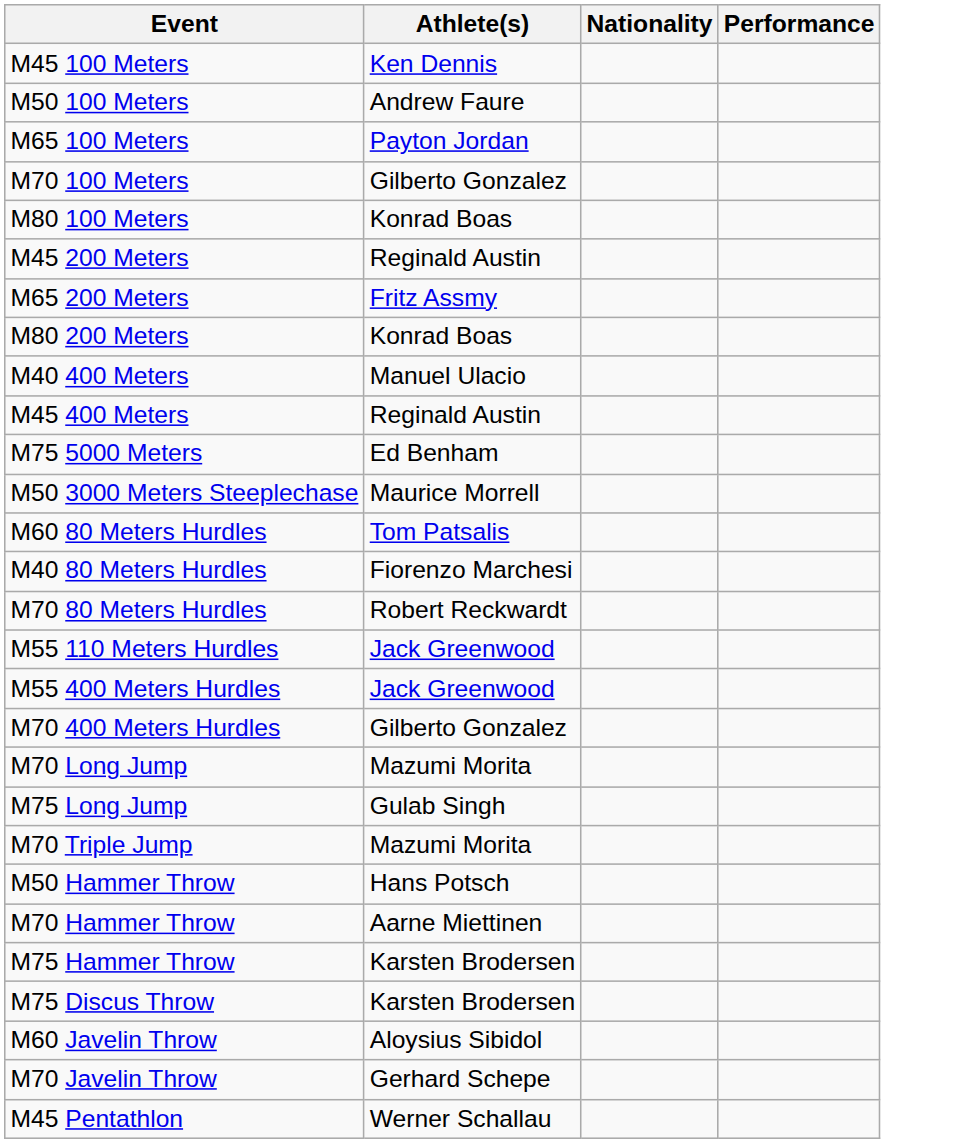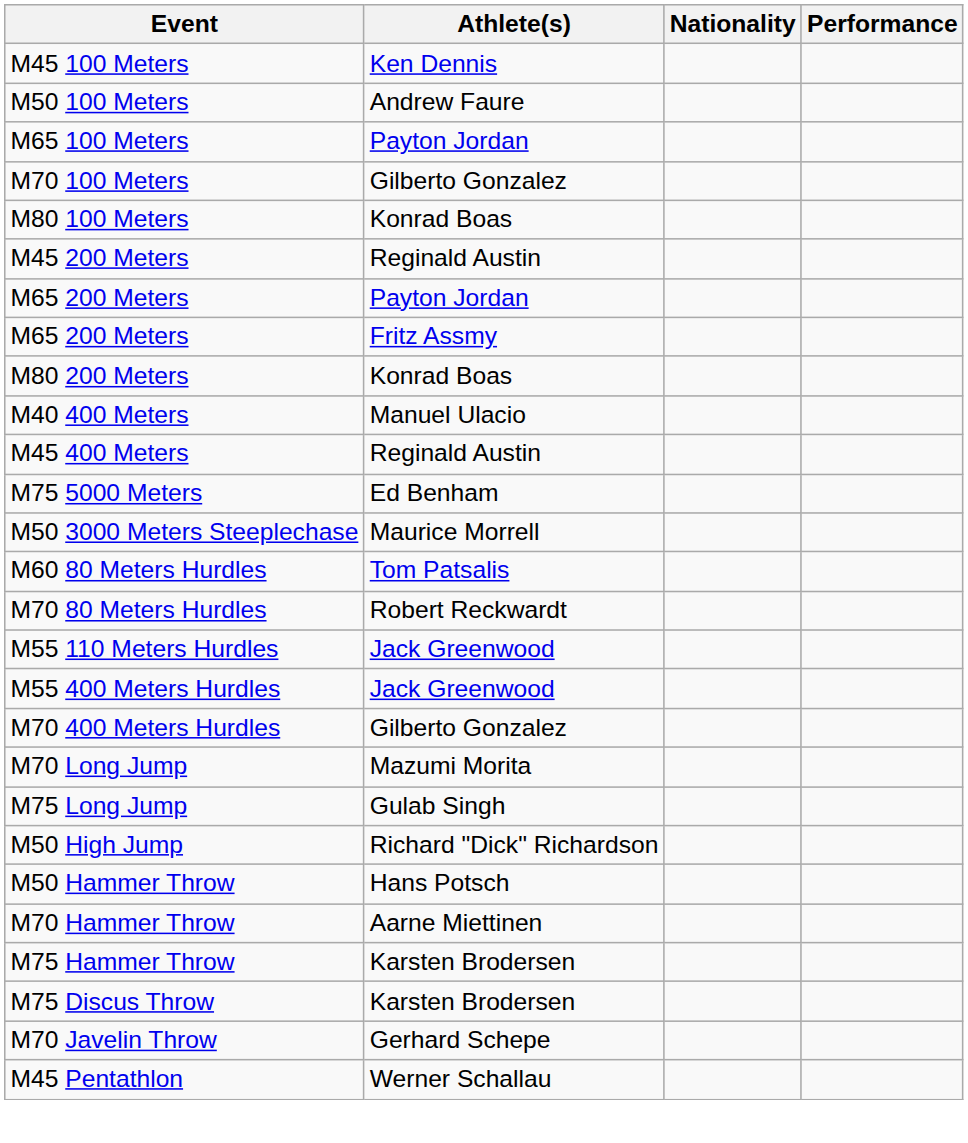+ row: (99, 297)
- row: (138, 571)
- row: (102, 844)
+ row: (97, 844)
- row: (114, 1040)
